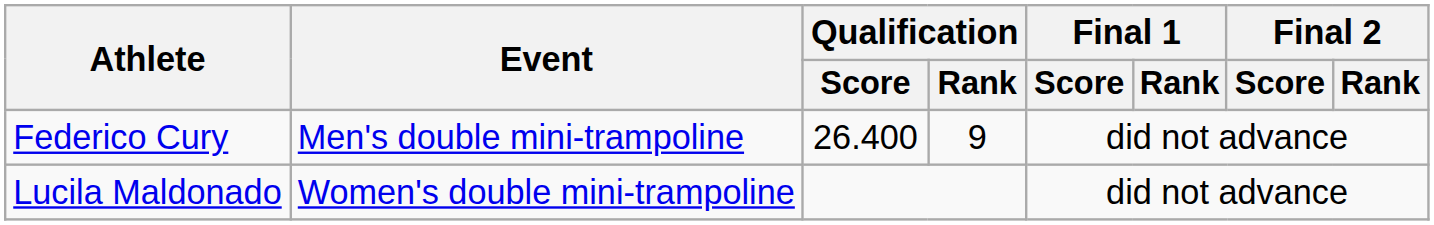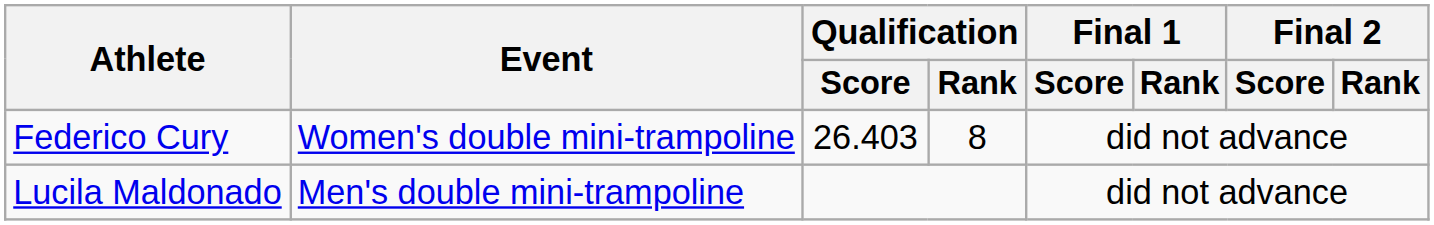(521, 138) Men's double mini-trampoline -> (546, 138) Women's double mini-trampoline
(865, 138) 26.400 -> (865, 138) 26.403
(977, 138) 9 -> (977, 138) 8
(546, 192) Women's double mini-trampoline -> (521, 192) Men's double mini-trampoline
